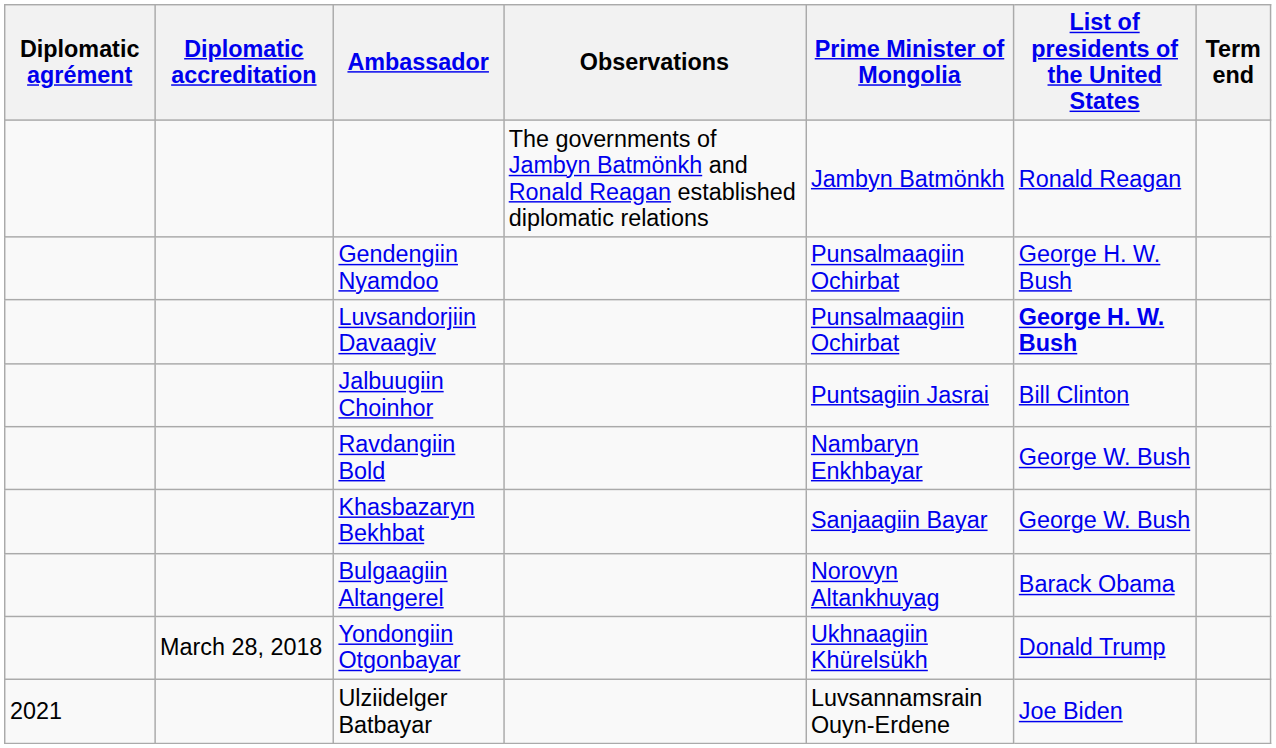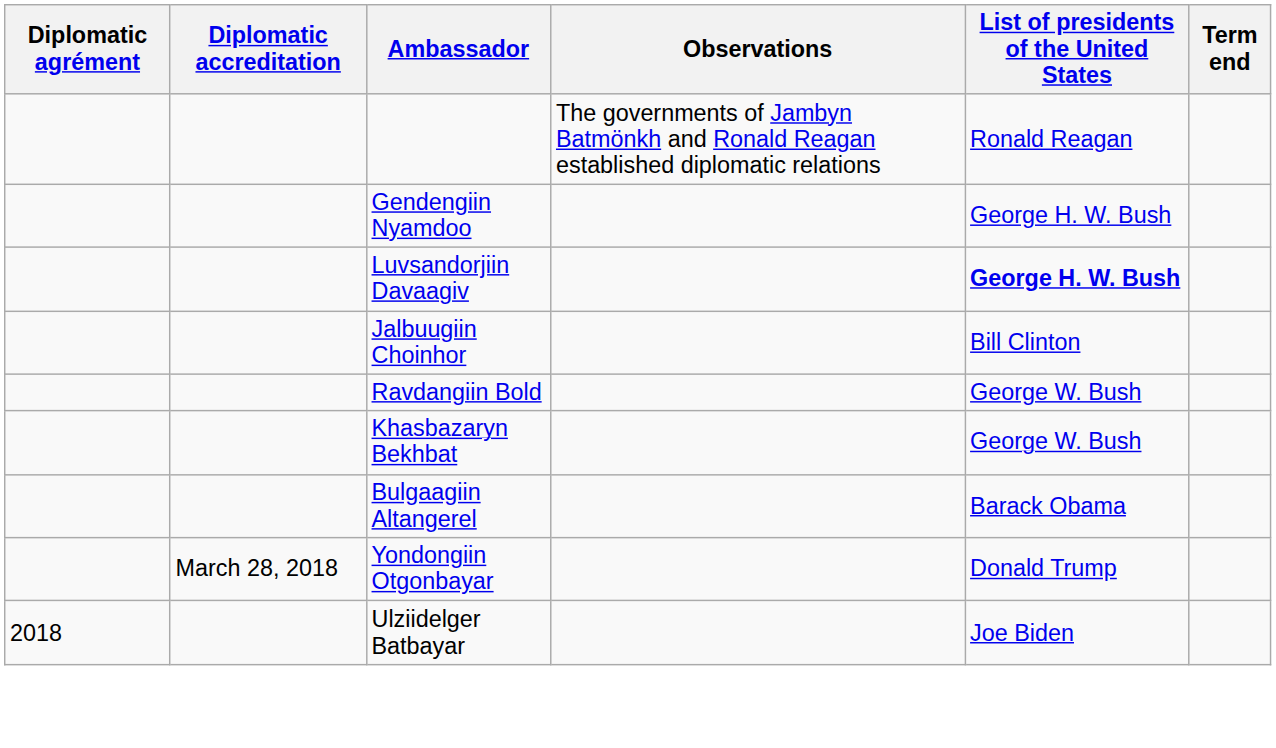- column: (909, 62)
(36, 711) 2021 -> (36, 632) 2018
